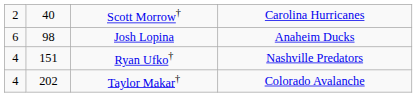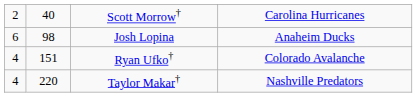(315, 58) Nashville Predators -> (315, 58) Colorado Avalanche
(48, 81) 202 -> (48, 81) 220
(315, 81) Colorado Avalanche -> (315, 81) Nashville Predators
